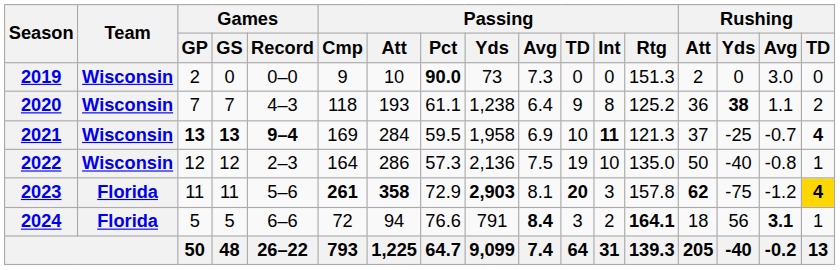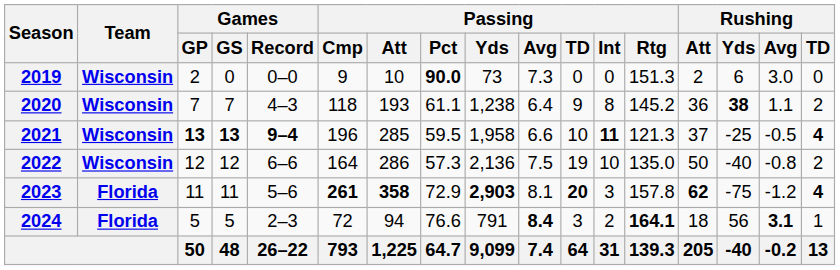(739, 76) 0 -> (739, 76) 6
(652, 105) 125.2 -> (652, 105) 145.2
(343, 134) 169 -> (343, 134) 196
(394, 134) 284 -> (394, 134) 285
(540, 134) 6.9 -> (540, 134) 6.6
(781, 134) -0.7 -> (781, 134) -0.5
(282, 163) 2–3 -> (282, 163) 6–6
(818, 163) 1 -> (818, 163) 2
(818, 192) gold background -> (818, 192) no background
(282, 221) 6–6 -> (282, 221) 2–3
